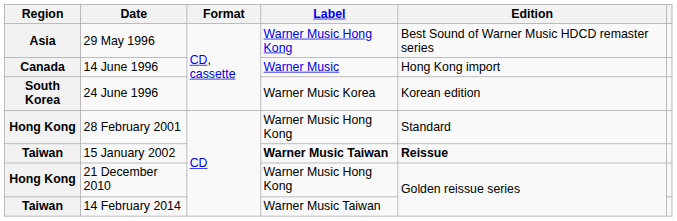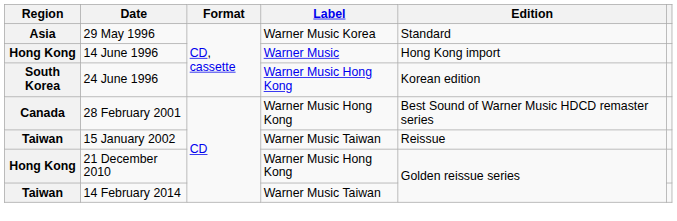(318, 40) Warner Music Hong Kong -> (320, 33) Warner Music Korea
(525, 40) Best Sound of Warner Music HDCD remaster series -> (426, 33) Standard
(43, 67) Canada -> (43, 53) Hong Kong
(320, 93) Warner Music Korea -> (318, 79) Warner Music Hong Kong
(43, 127) Hong Kong -> (43, 113) Canada
(426, 127) Standard -> (525, 113) Best Sound of Warner Music HDCD remaster series
(326, 153) bold -> (322, 139) normal
(425, 153) bold -> (423, 139) normal
